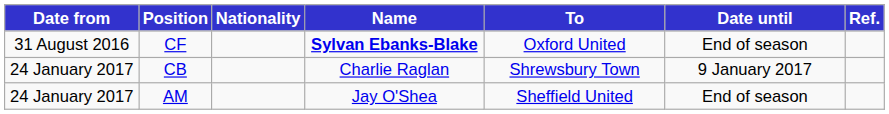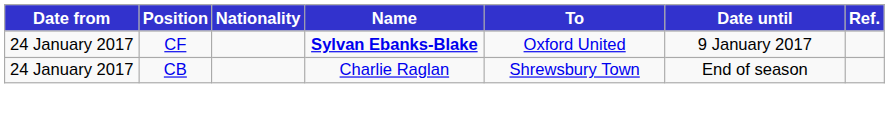(72, 44) 31 August 2016 -> (72, 44) 24 January 2017
(755, 44) End of season -> (755, 44) 9 January 2017
(755, 70) 9 January 2017 -> (755, 70) End of season
- row: (175, 97)
